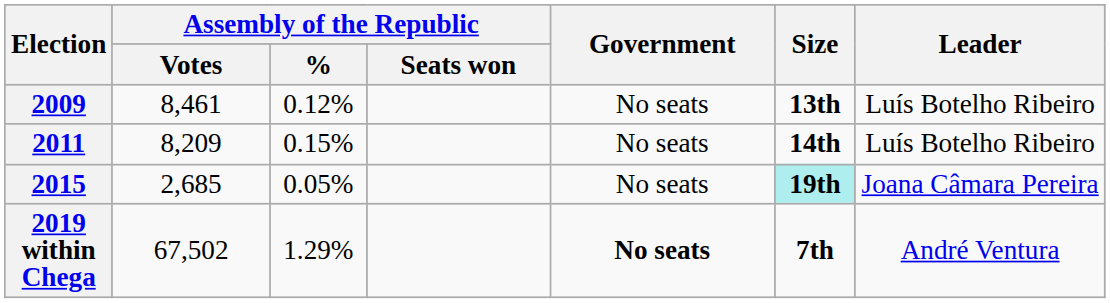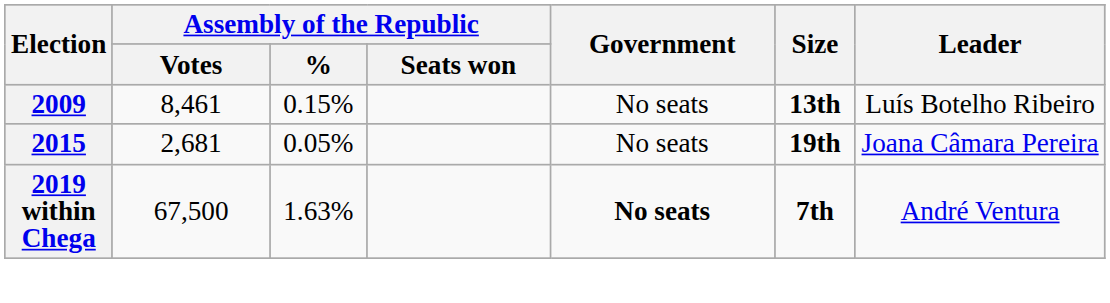(318, 103) 0.12% -> (318, 103) 0.15%
- row: (59, 143)
(191, 183) 2,685 -> (191, 143) 2,681
(815, 183) paleturquoise background -> (815, 143) no background
(191, 250) 67,502 -> (191, 210) 67,500
(318, 250) 1.29% -> (318, 210) 1.63%
